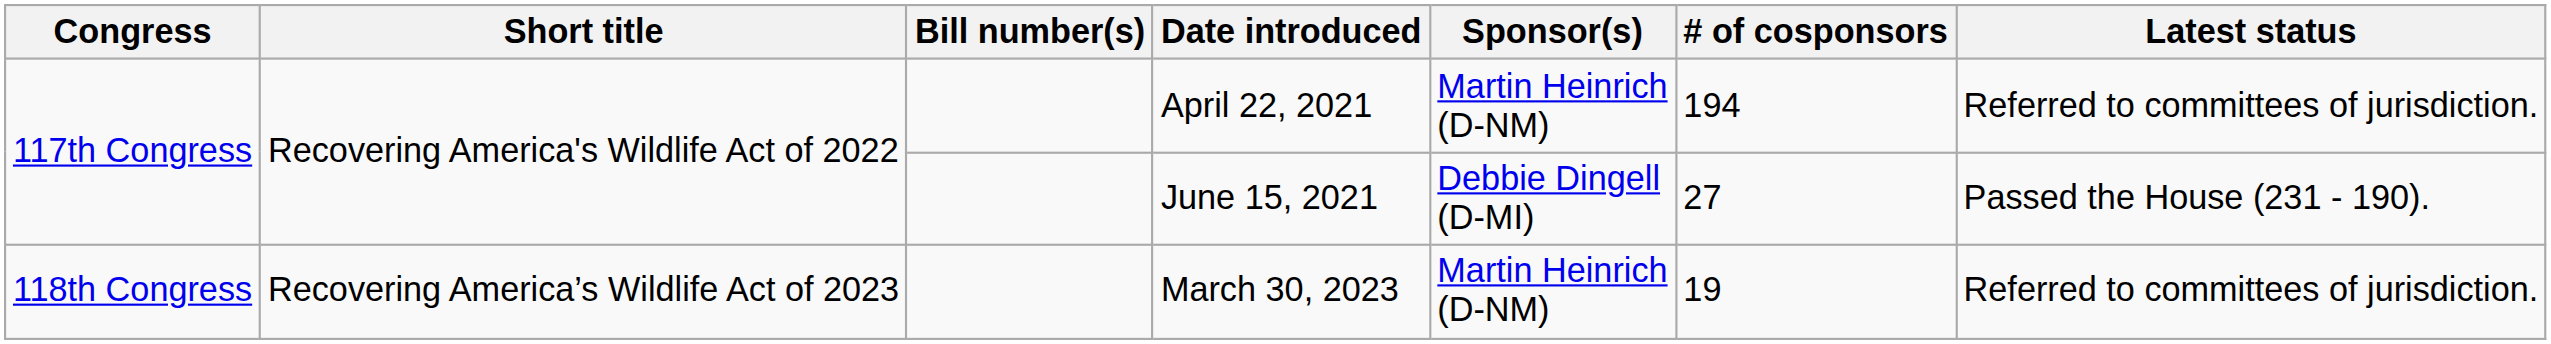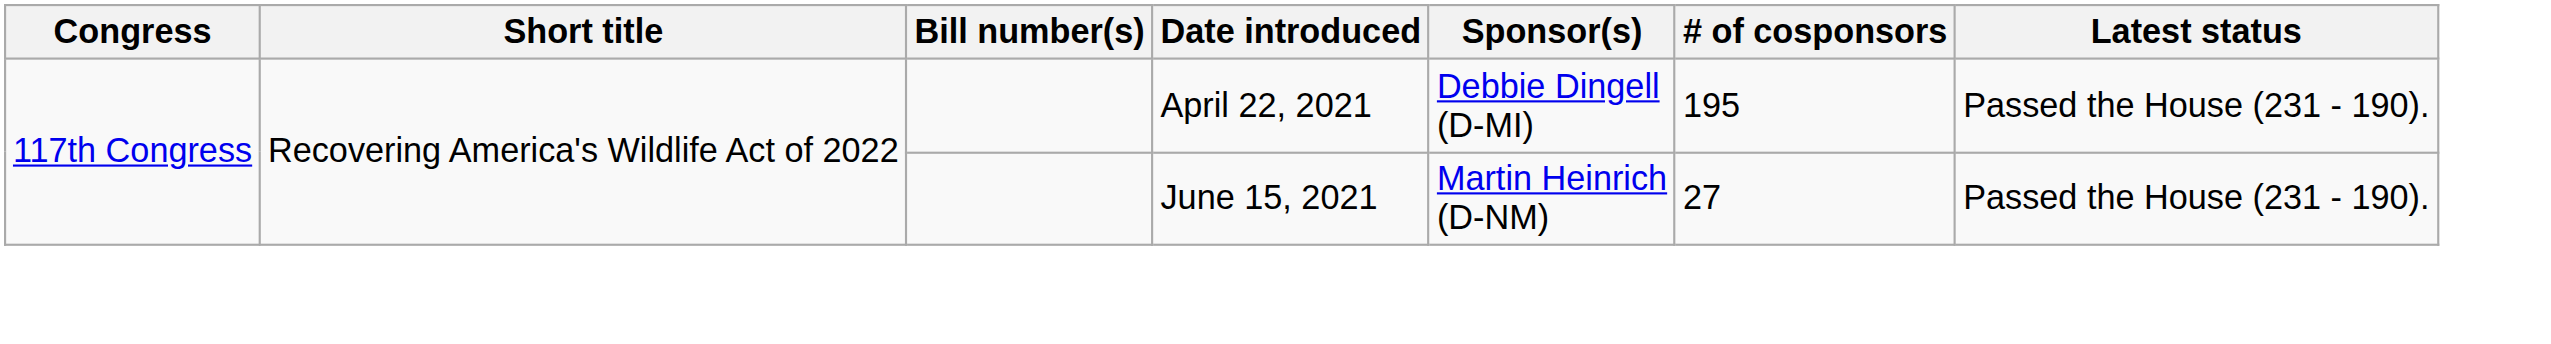(1552, 105) Martin Heinrich (D-NM) -> (1548, 105) Debbie Dingell (D-MI)
(1712, 105) 194 -> (1712, 105) 195
(2251, 105) Referred to committees of jurisdiction. -> (2196, 105) Passed the House (231 - 190).
(1549, 198) Debbie Dingell (D-MI) -> (1552, 198) Martin Heinrich (D-NM)
- row: (1280, 290)
